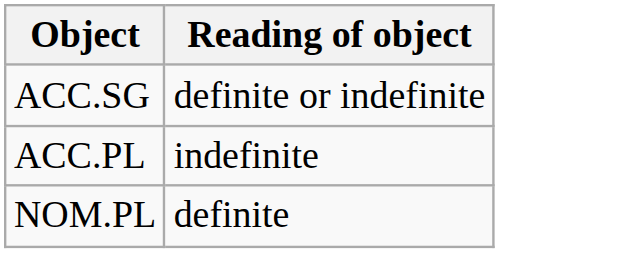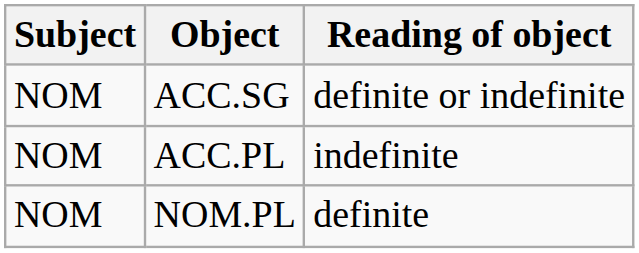+ column: (75, 34)
